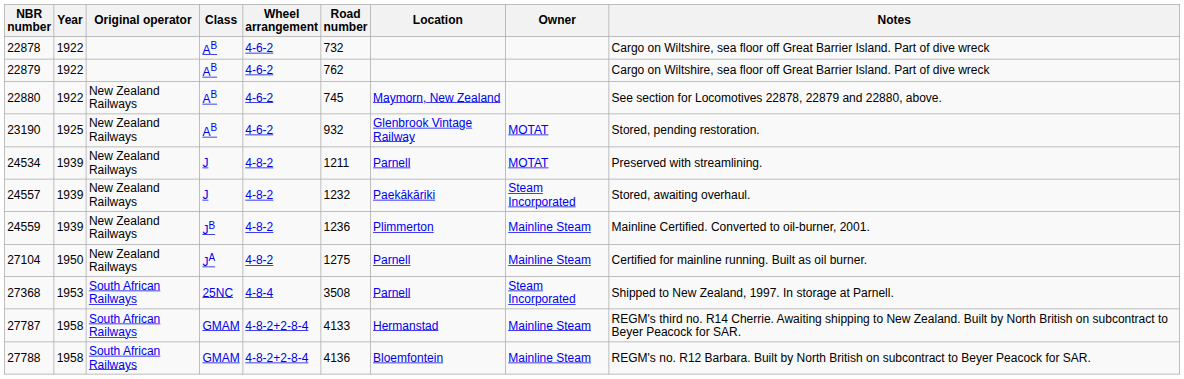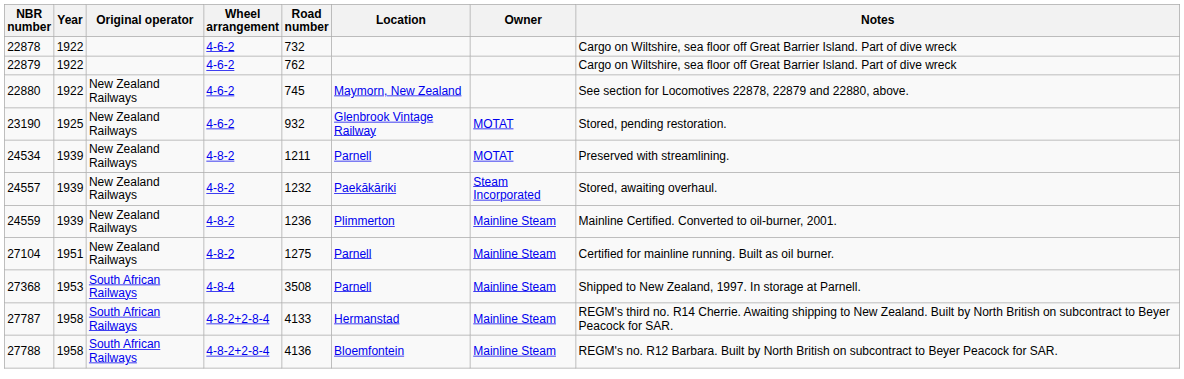- column: (221, 20)
(70, 260) 1950 -> (70, 254) 1951
(542, 293) Steam Incorporated -> (515, 286) Mainline Steam
